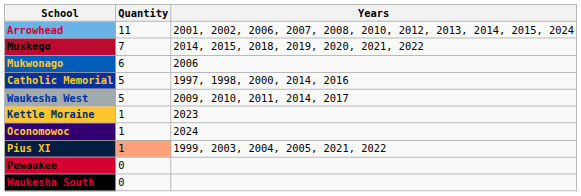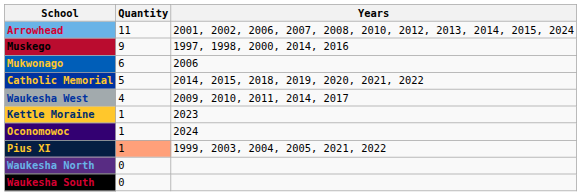(121, 47) 7 -> (121, 47) 9
(299, 47) 2014, 2015, 2018, 2019, 2020, 2021, 2022 -> (261, 47) 1997, 1998, 2000, 2014, 2016
(261, 81) 1997, 1998, 2000, 2014, 2016 -> (299, 81) 2014, 2015, 2018, 2019, 2020, 2021, 2022
(121, 98) 5 -> (121, 98) 4
- row: (32, 165)
+ row: (51, 165)
